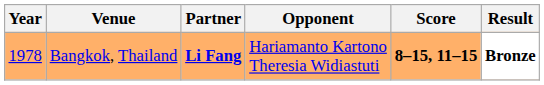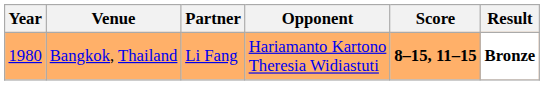(25, 56) 1978 -> (25, 56) 1980
(213, 56) bold -> (211, 56) normal
